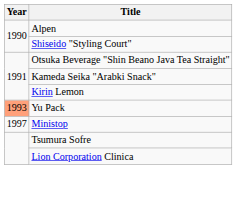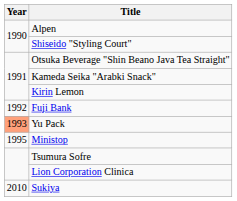+ row: (51, 108)
(17, 124) 1997 -> (17, 140) 1995
+ row: (45, 188)
